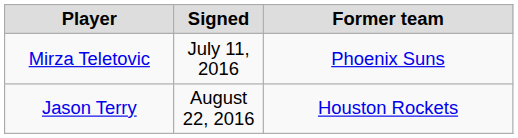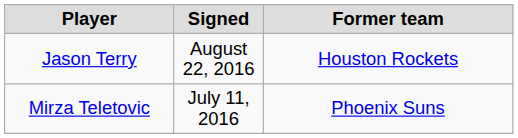rows swapped: (89, 58) <-> (89, 108)
